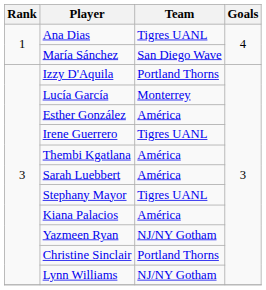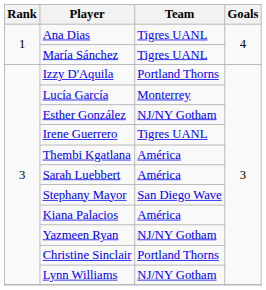(180, 54) San Diego Wave -> (172, 54) Tigres UANL
(159, 114) América -> (177, 114) NJ/NY Gotham
(172, 194) Tigres UANL -> (180, 194) San Diego Wave
